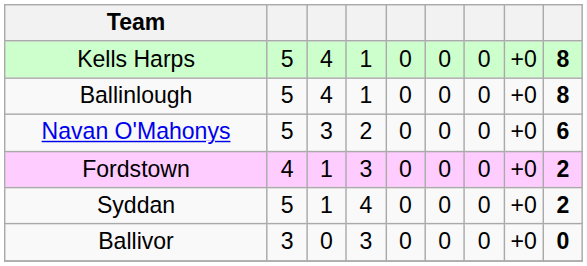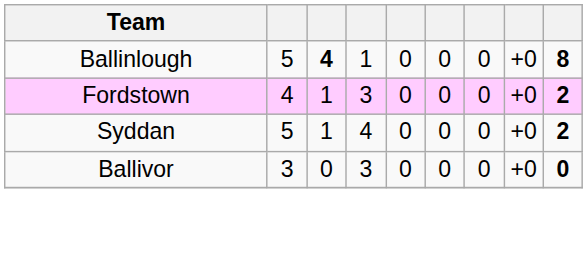- row: (136, 59)
(326, 95) normal -> (326, 59) bold
- row: (136, 132)
